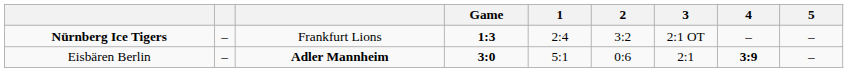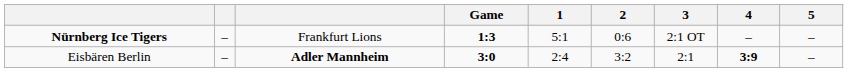(560, 36) 2:4 -> (560, 36) 5:1
(623, 36) 3:2 -> (623, 36) 0:6
(560, 57) 5:1 -> (560, 57) 2:4
(623, 57) 0:6 -> (623, 57) 3:2
